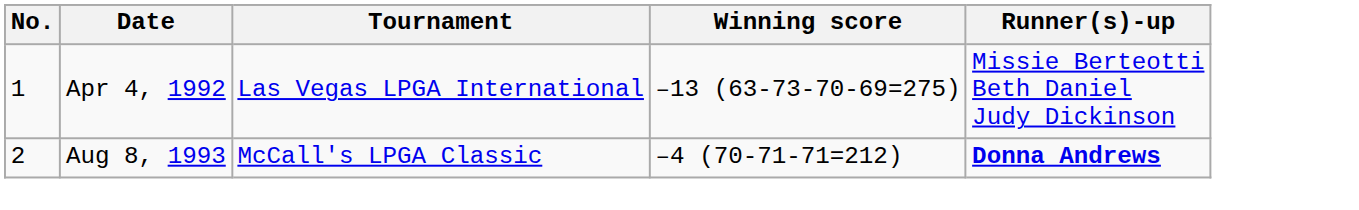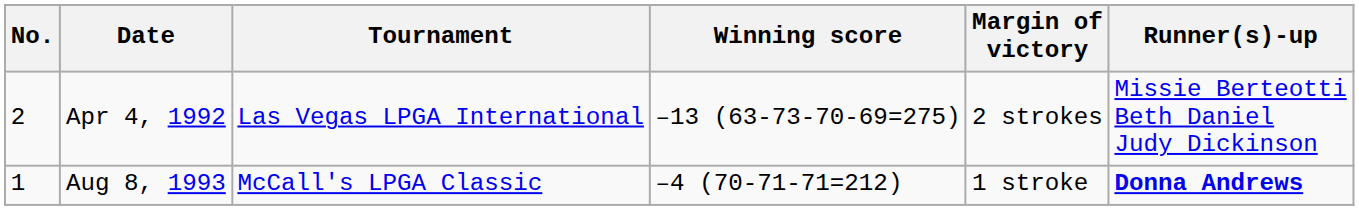+ column: (1037, 39)
(18, 91) 1 -> (18, 119) 2
(18, 158) 2 -> (18, 185) 1
